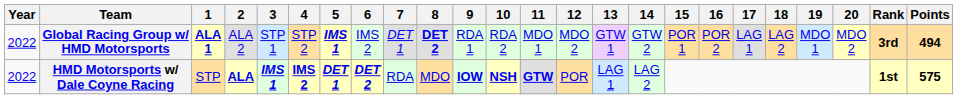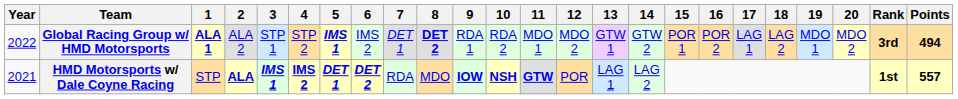(22, 76) 2022 -> (22, 76) 2021
(930, 76) 575 -> (930, 76) 557
